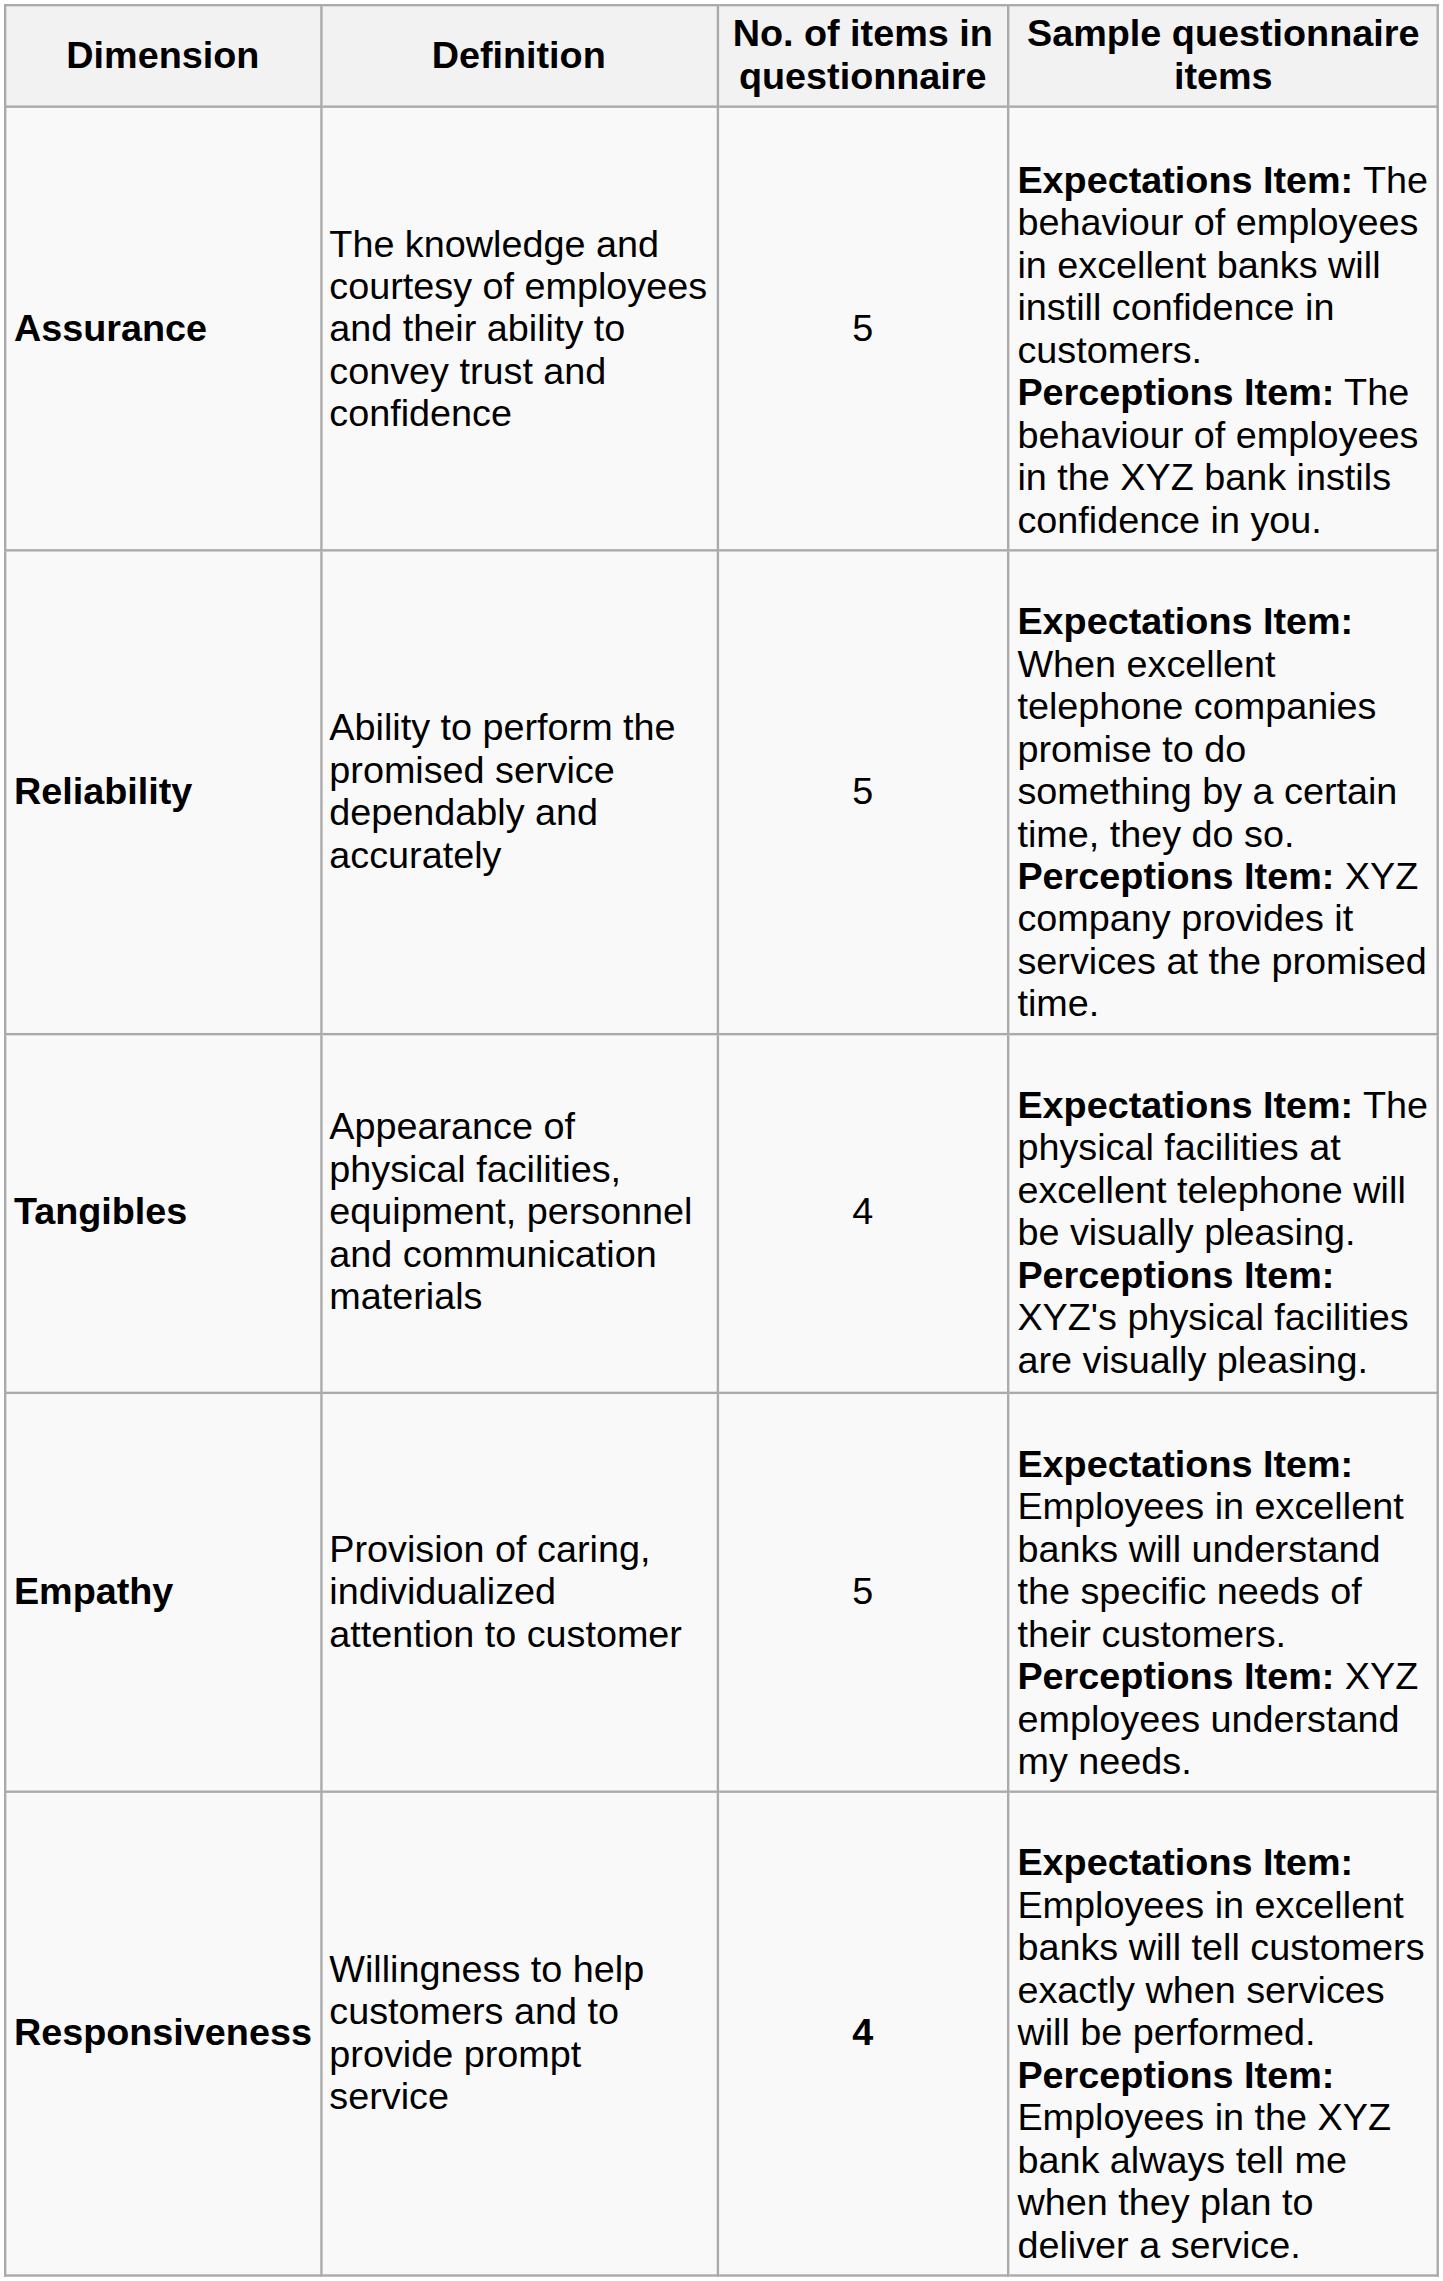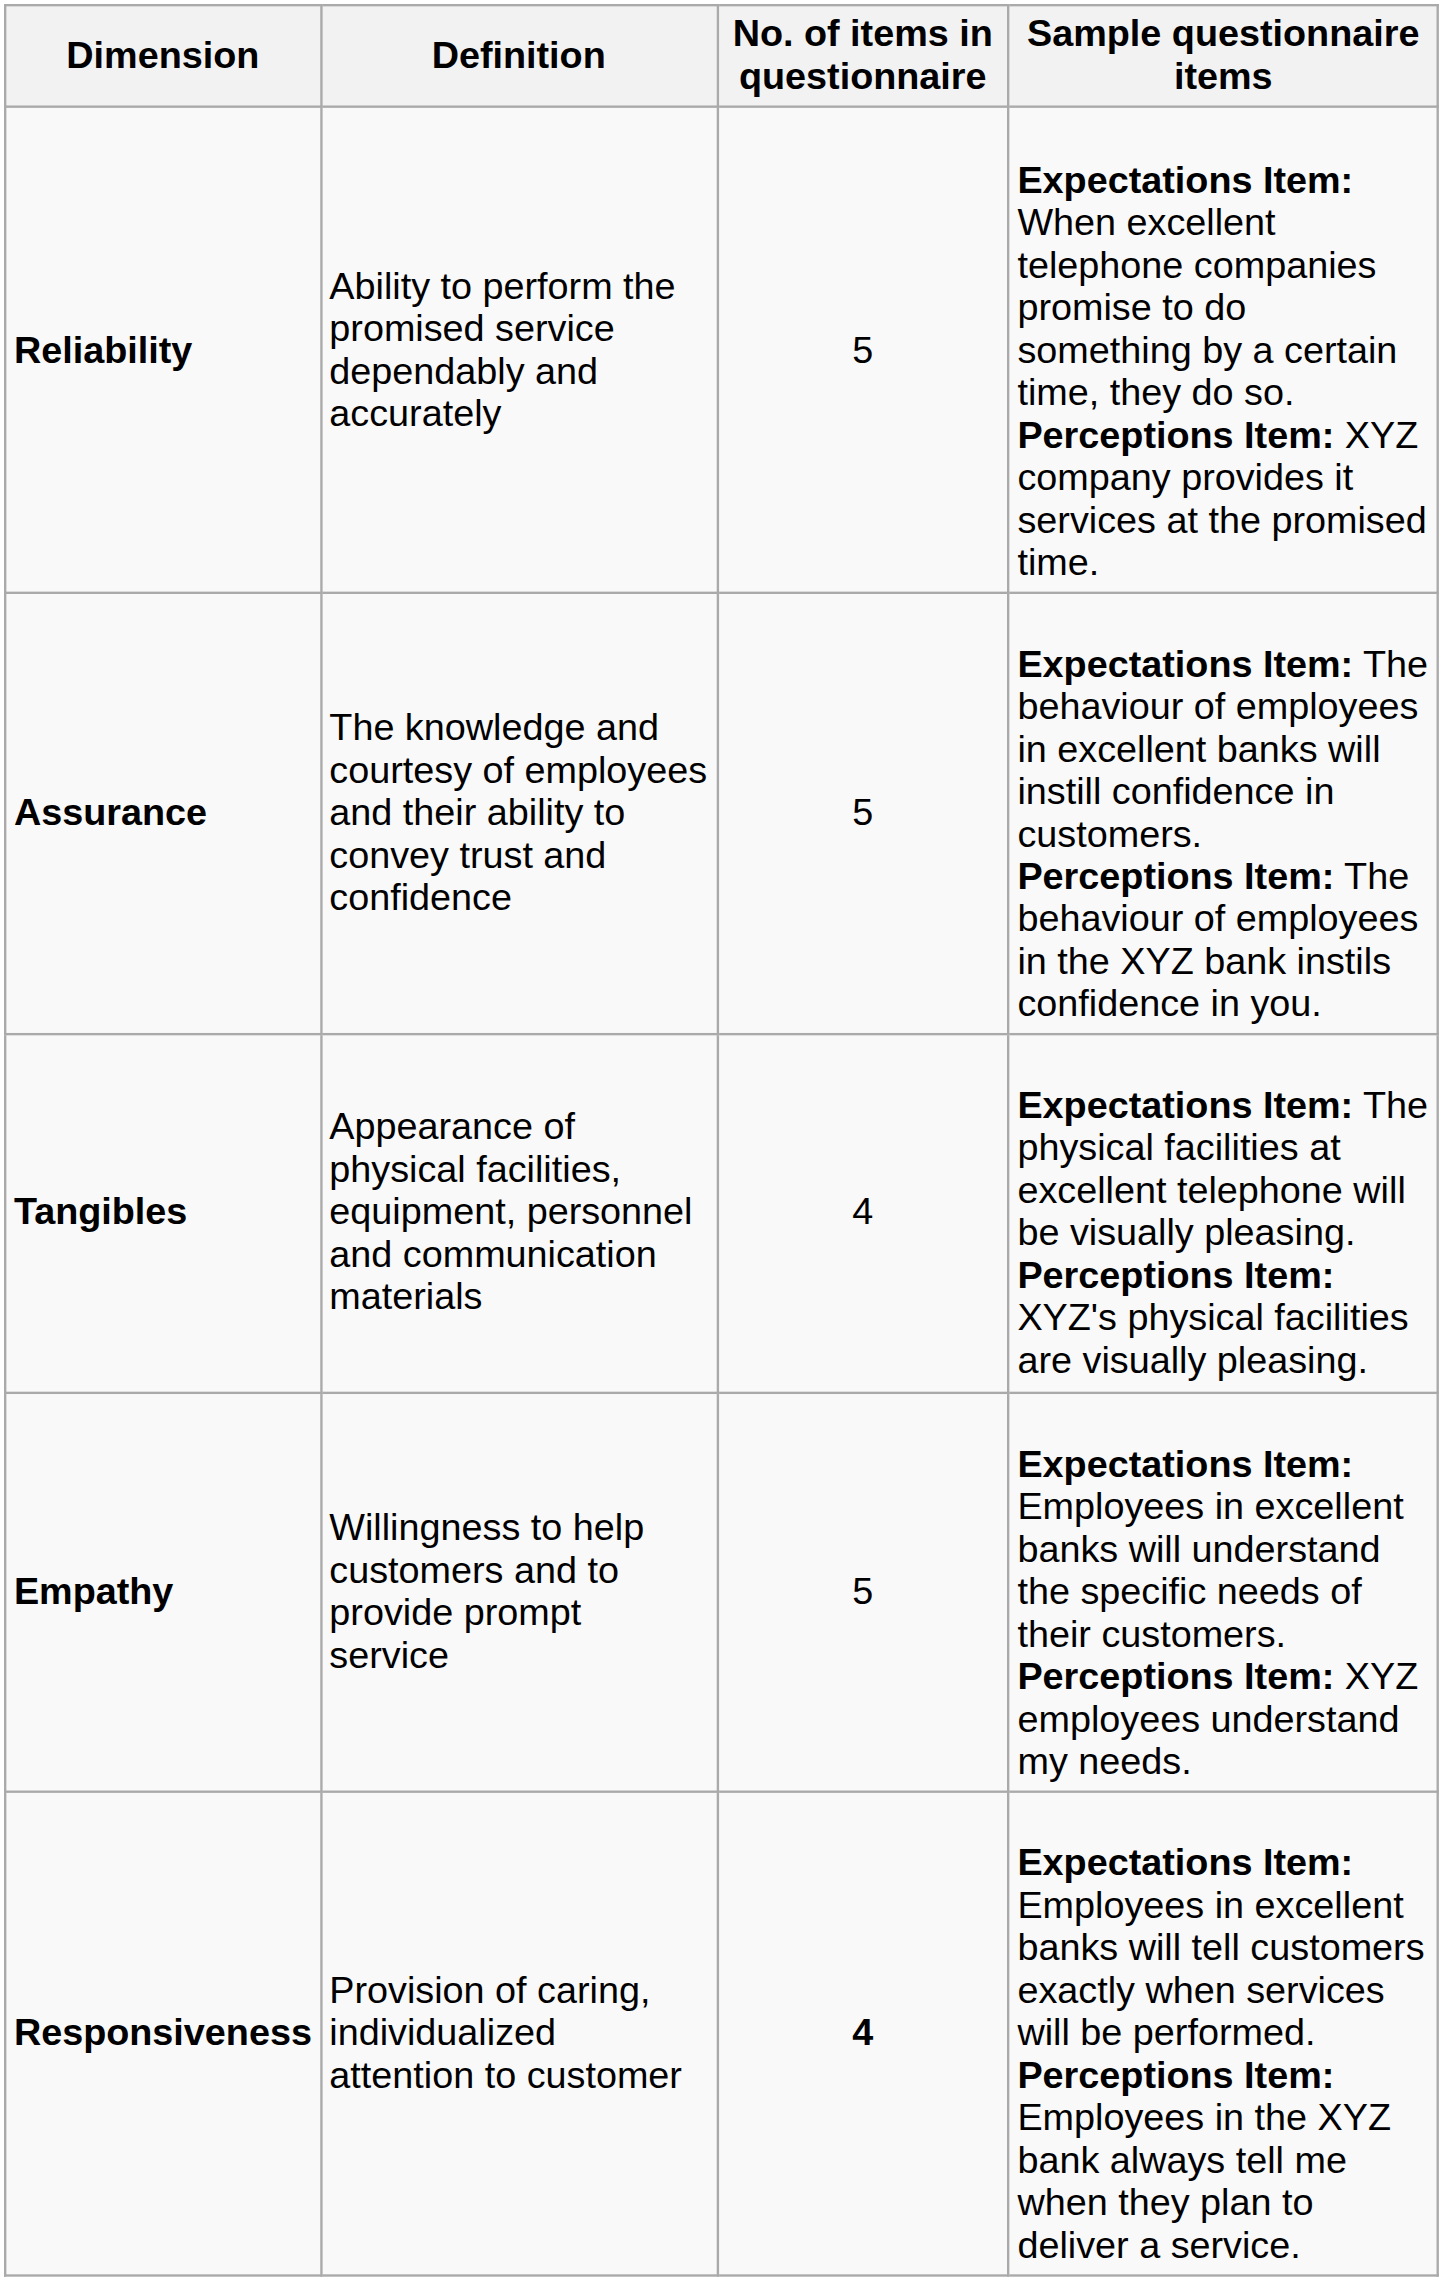rows swapped: (103, 791) <-> (110, 327)
(506, 1590) Provision of caring, individualized attention to customer -> (487, 1590) Willingness to help customers and to provide prompt service
(487, 2033) Willingness to help customers and to provide prompt service -> (506, 2033) Provision of caring, individualized attention to customer
